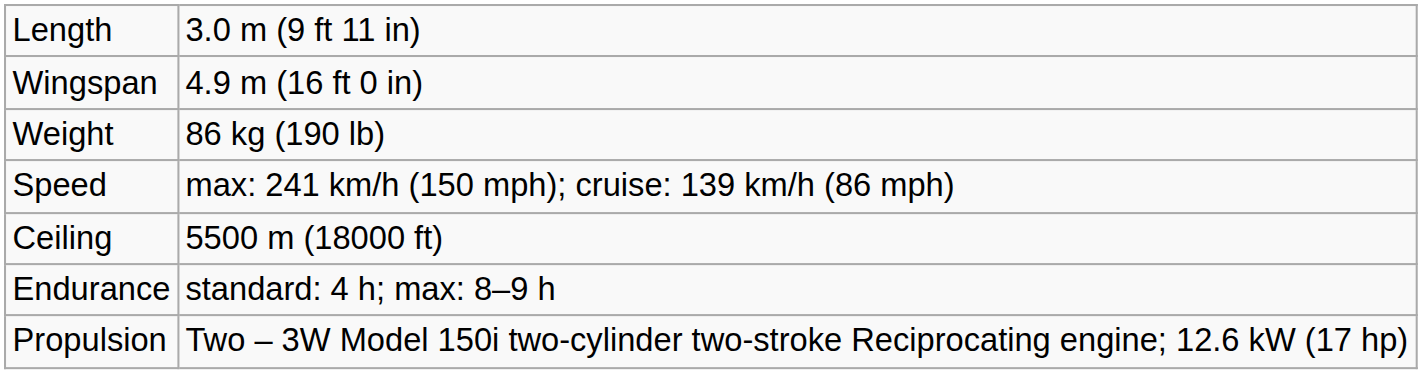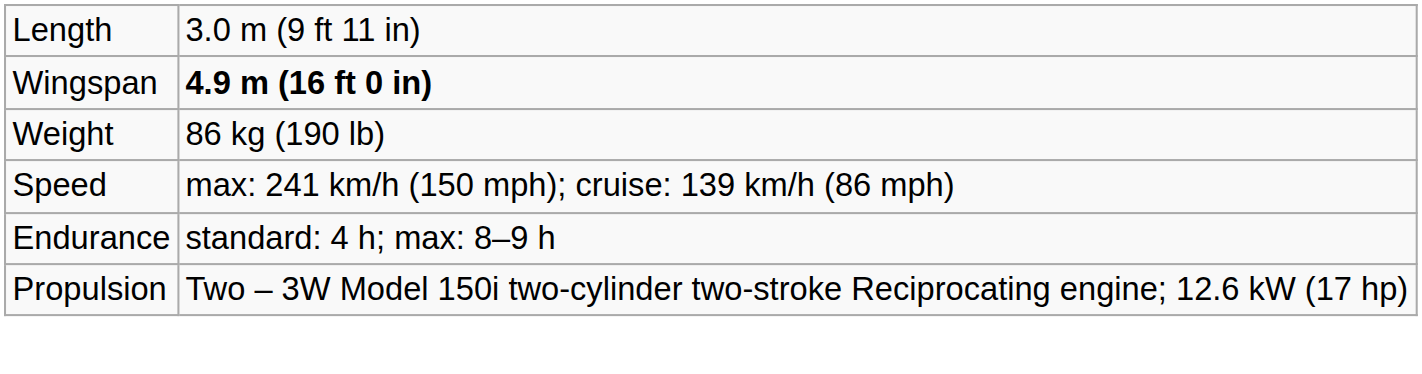(304, 82) normal -> (309, 82) bold
- row: (62, 237)
